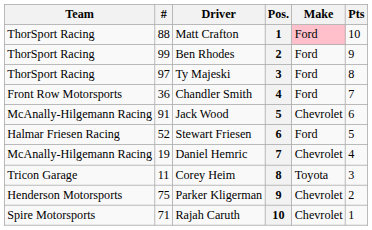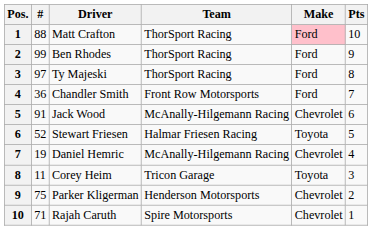columns swapped: (278, 14) <-> (80, 14)
(306, 135) Ford -> (311, 135) Toyota
